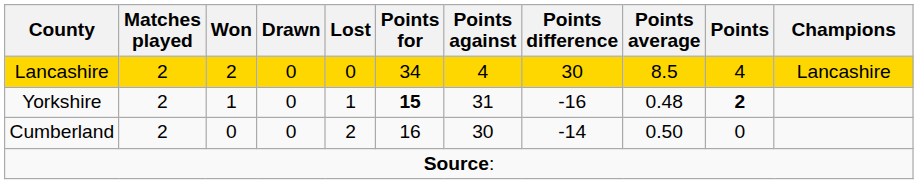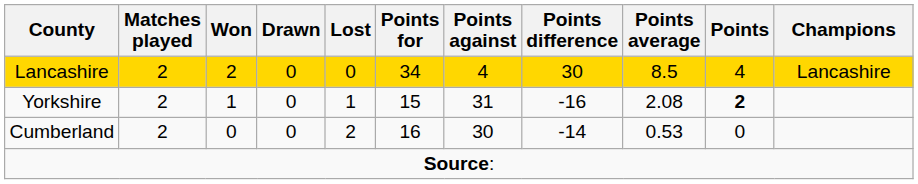(410, 102) bold -> (410, 102) normal
(664, 102) 0.48 -> (664, 102) 2.08
(664, 132) 0.50 -> (664, 132) 0.53
